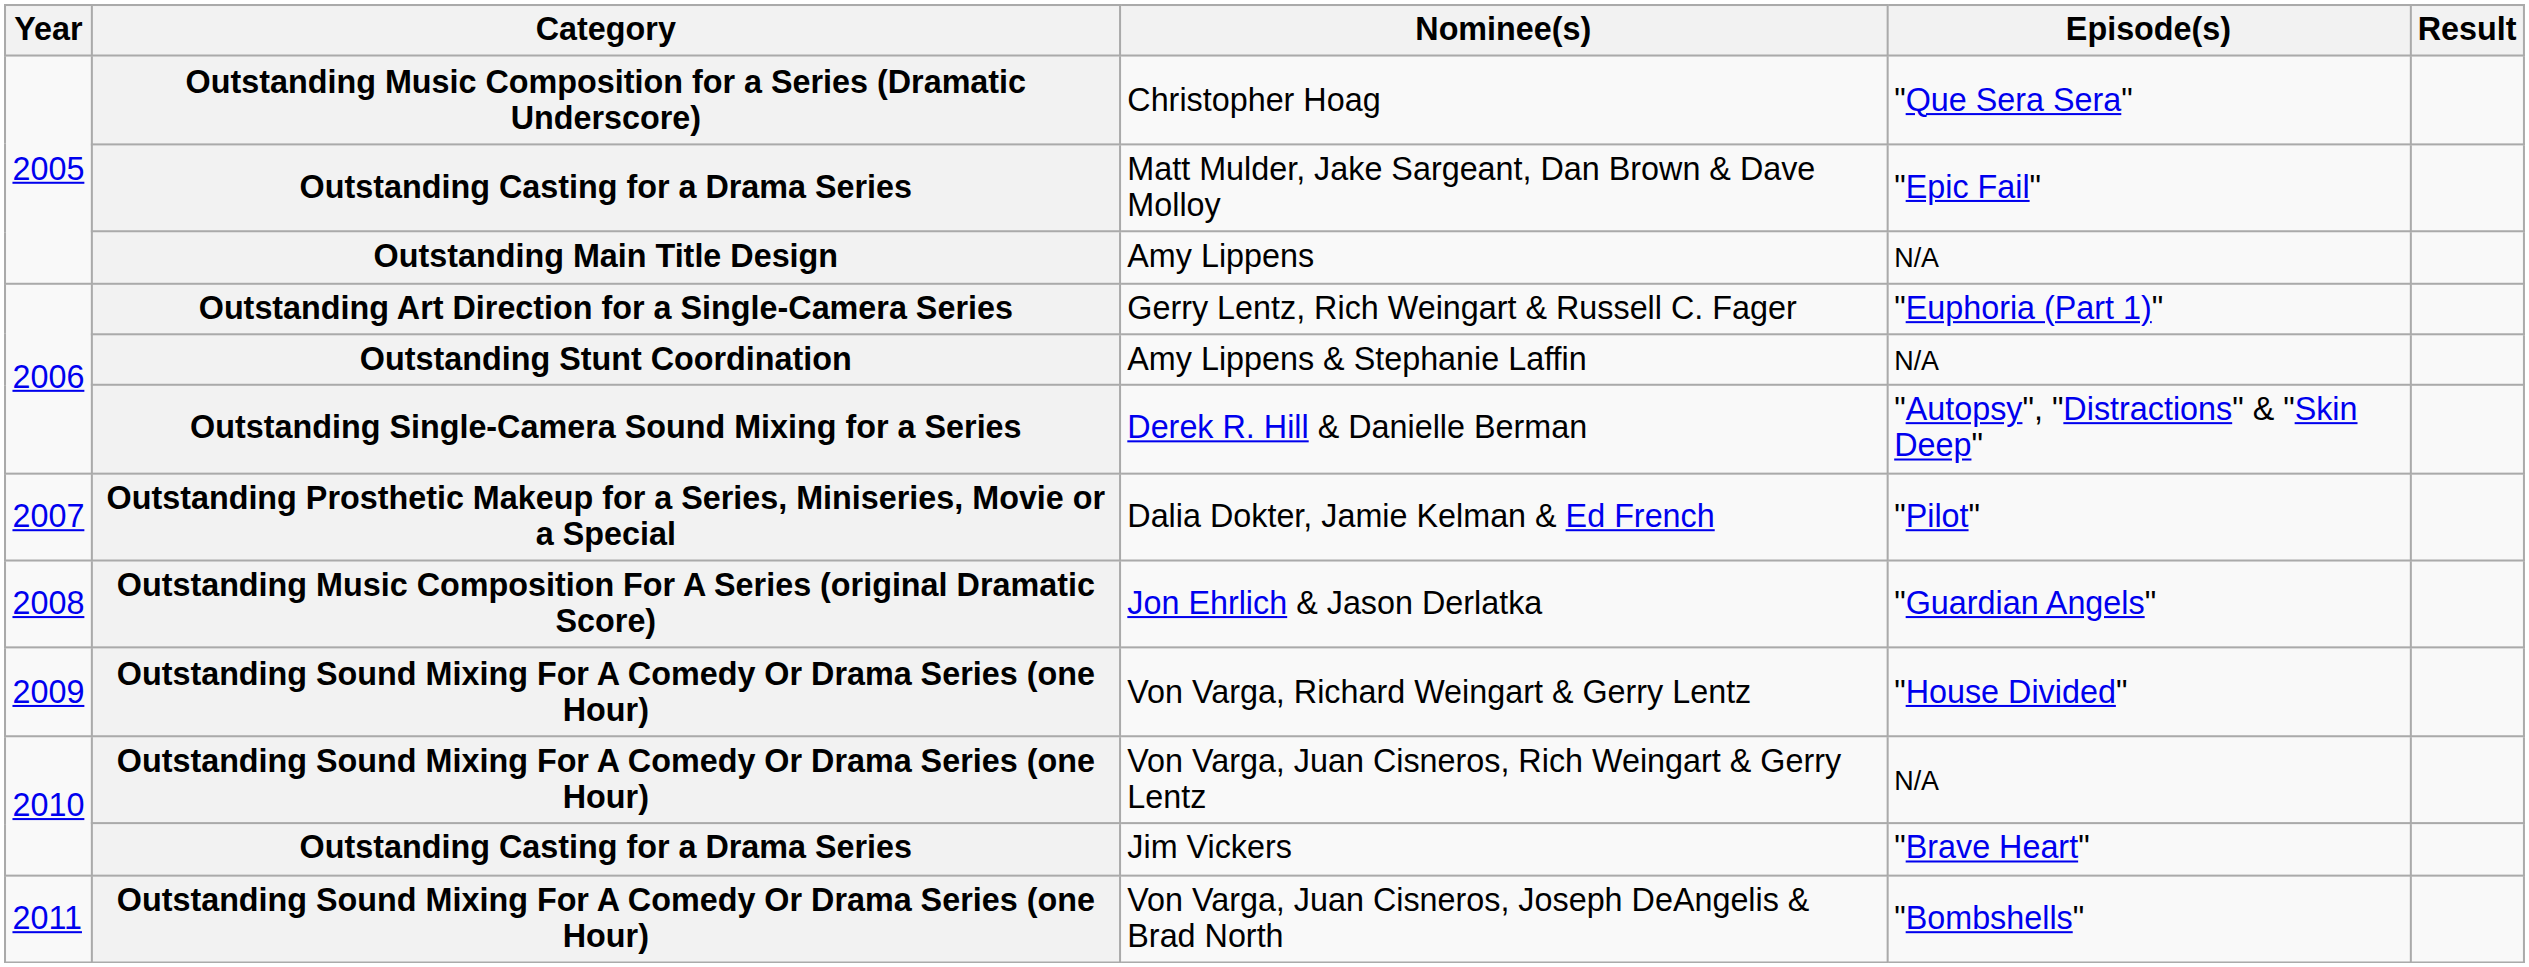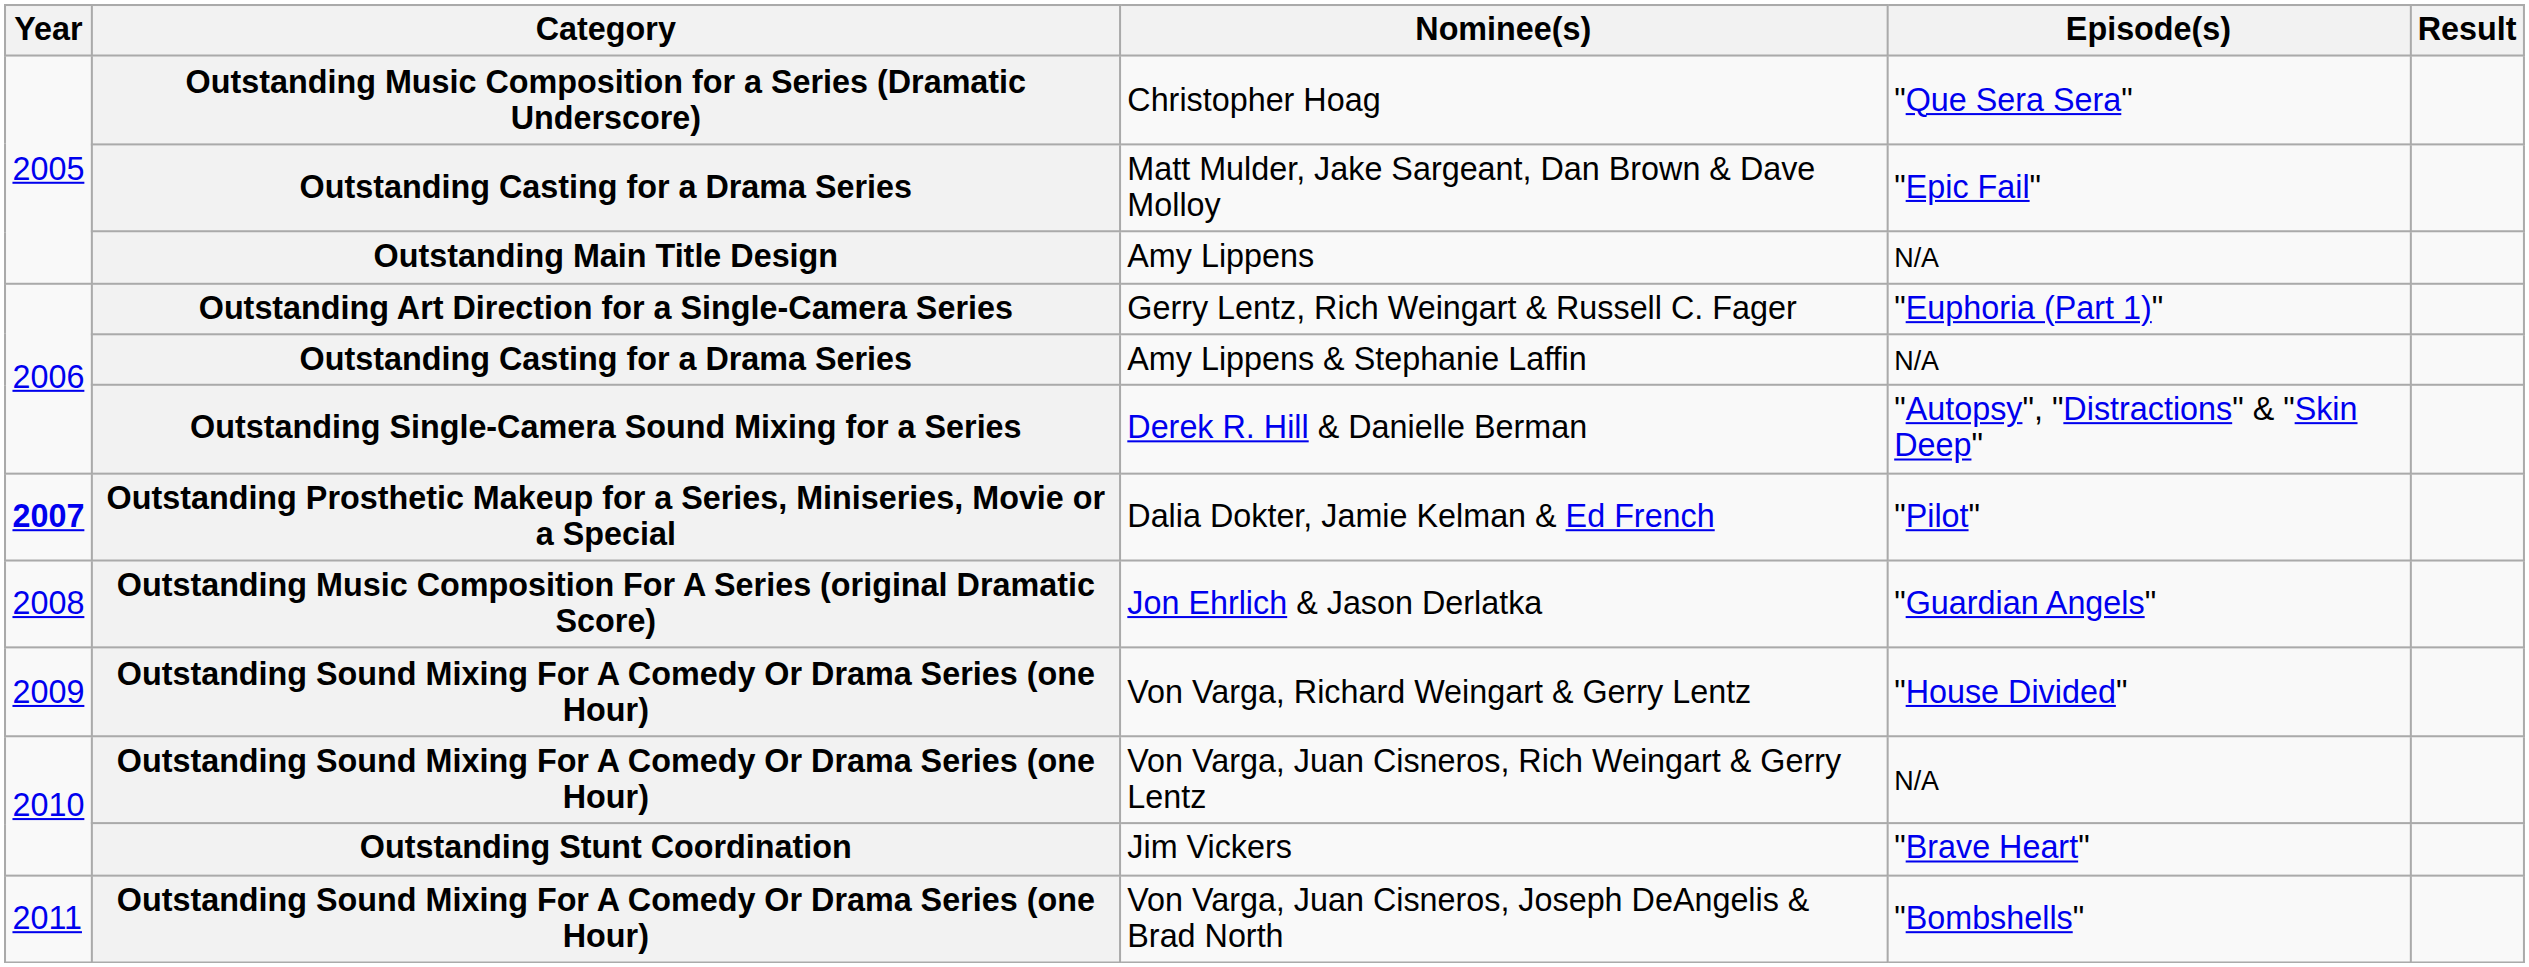(606, 359) Outstanding Stunt Coordination -> (606, 359) Outstanding Casting for a Drama Series
(48, 516) normal -> (48, 516) bold
(606, 848) Outstanding Casting for a Drama Series -> (606, 848) Outstanding Stunt Coordination
